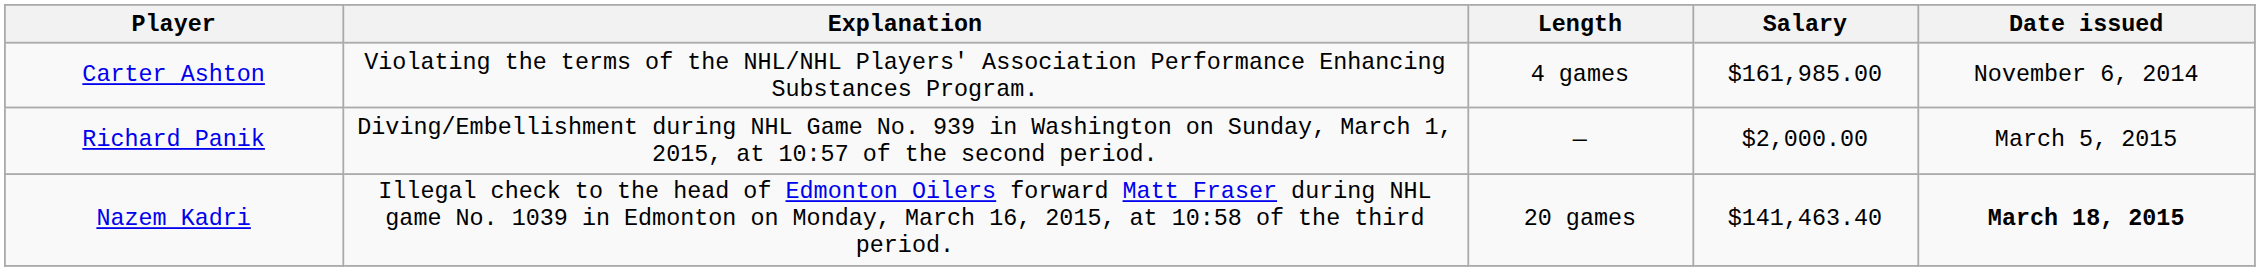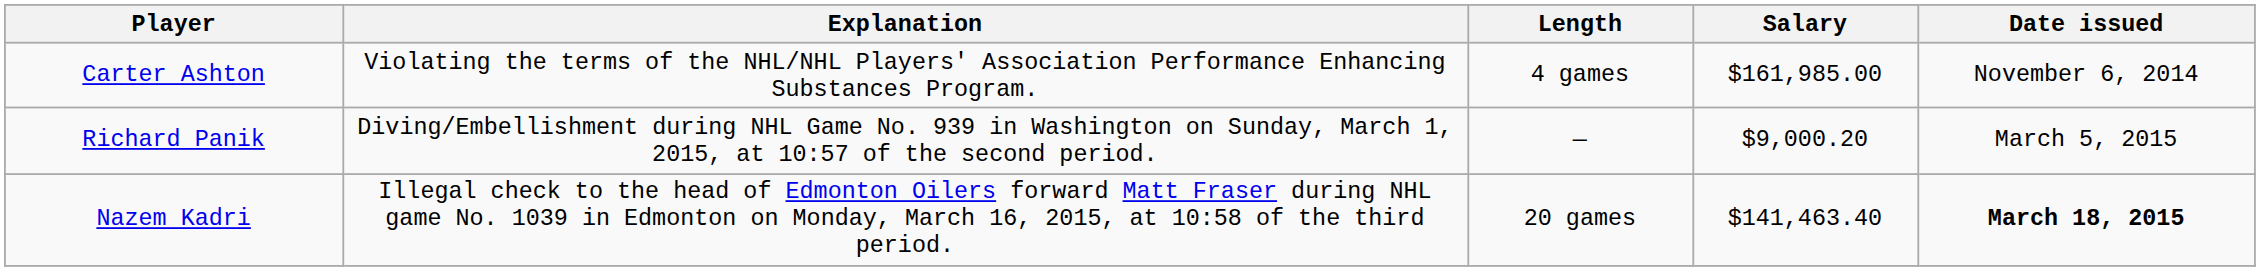(1805, 141) $2,000.00 -> (1805, 141) $9,000.20
